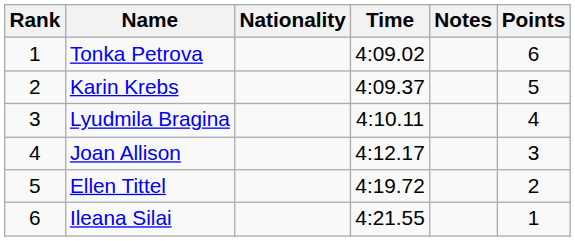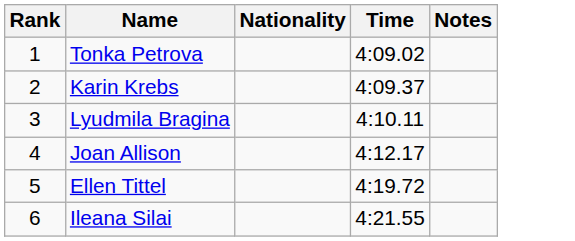- column: (533, 20)
